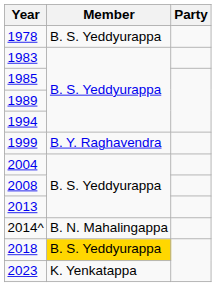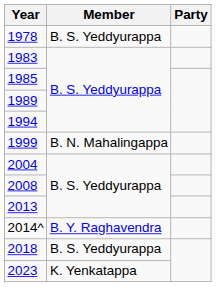(106, 143) B. Y. Raghavendra -> (109, 143) B. N. Mahalingappa
(109, 228) B. N. Mahalingappa -> (106, 228) B. Y. Raghavendra
(106, 249) gold background -> (106, 249) no background
